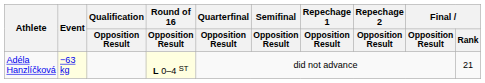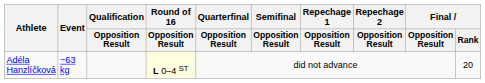(68, 65) lightyellow background -> (68, 65) no background
(468, 65) 21 -> (468, 65) 20
